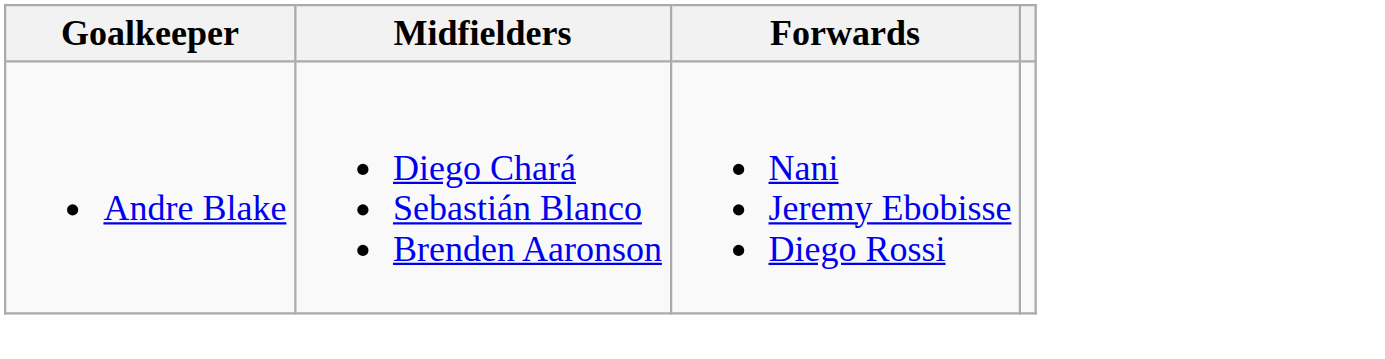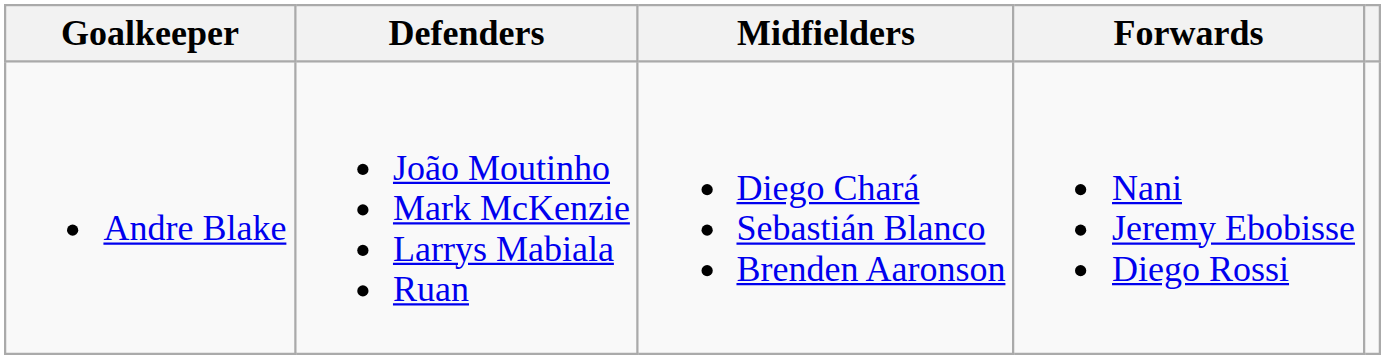+ column: (466, 33)
